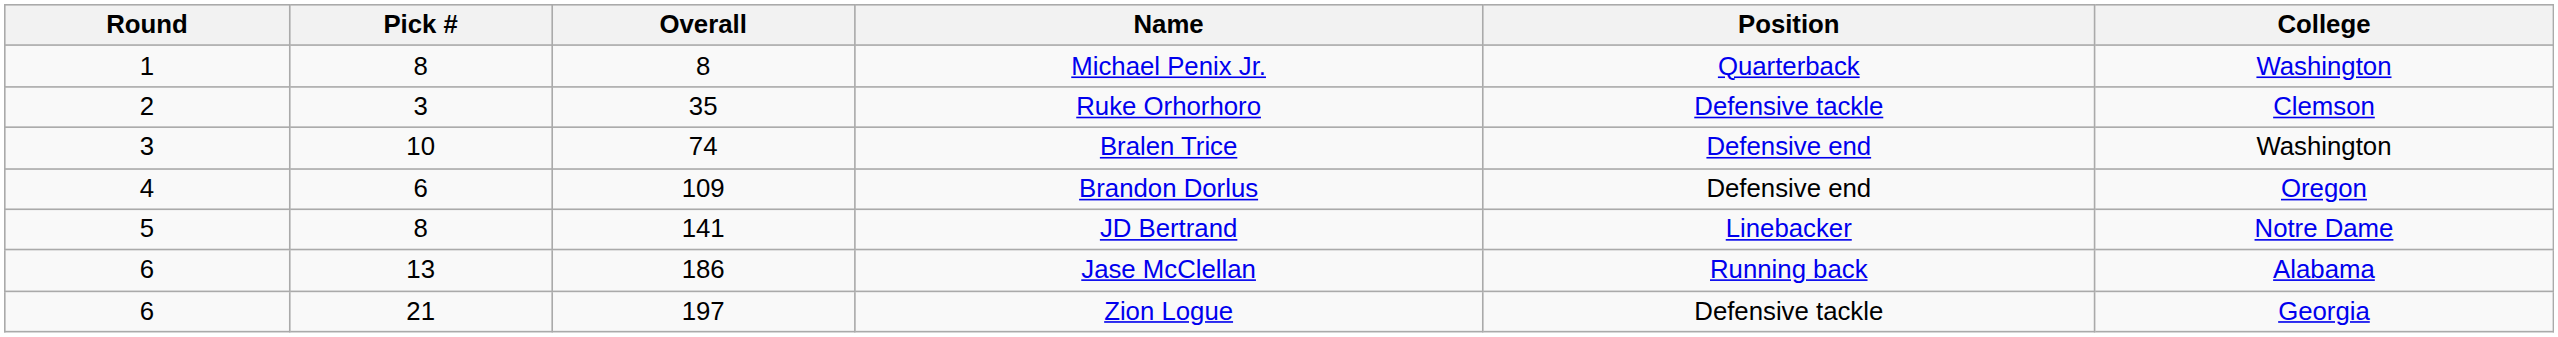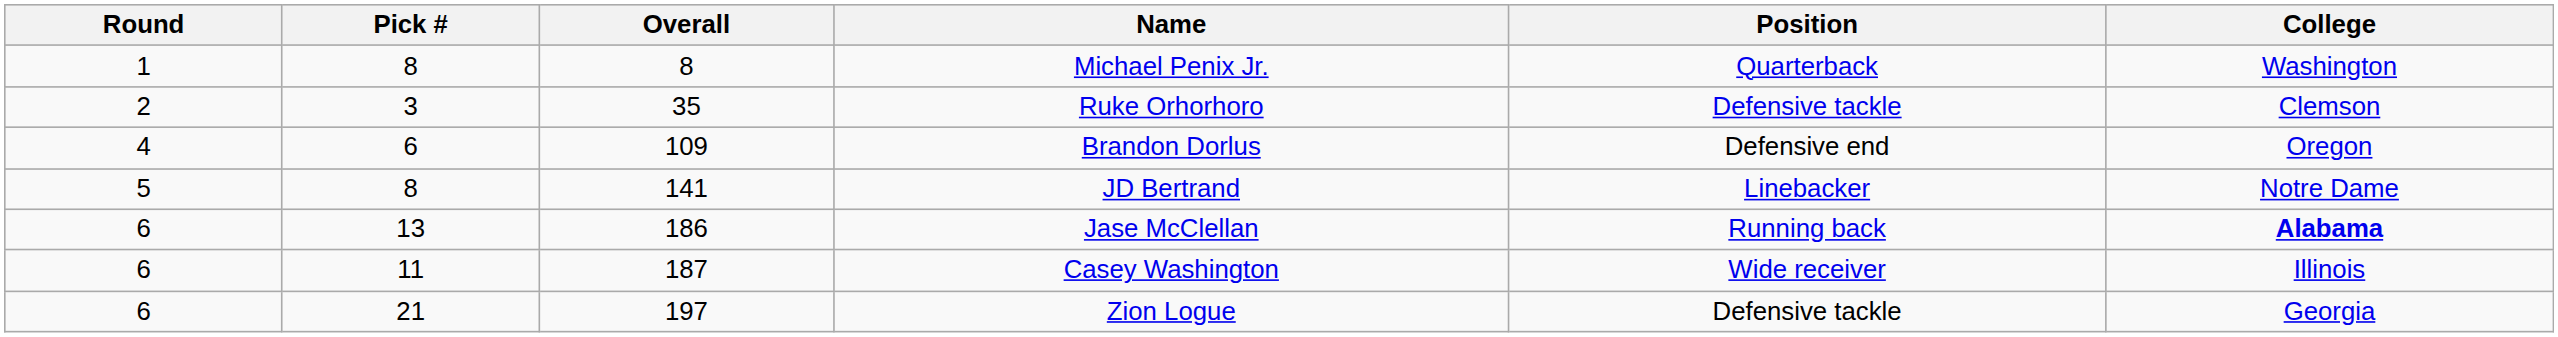- row: (1169, 147)
(2324, 270) normal -> (2329, 229) bold
+ row: (1171, 270)
